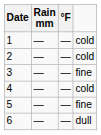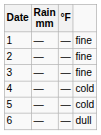(85, 40) cold -> (84, 40) fine
(85, 56) cold -> (84, 56) fine
(84, 105) fine -> (85, 105) cold
